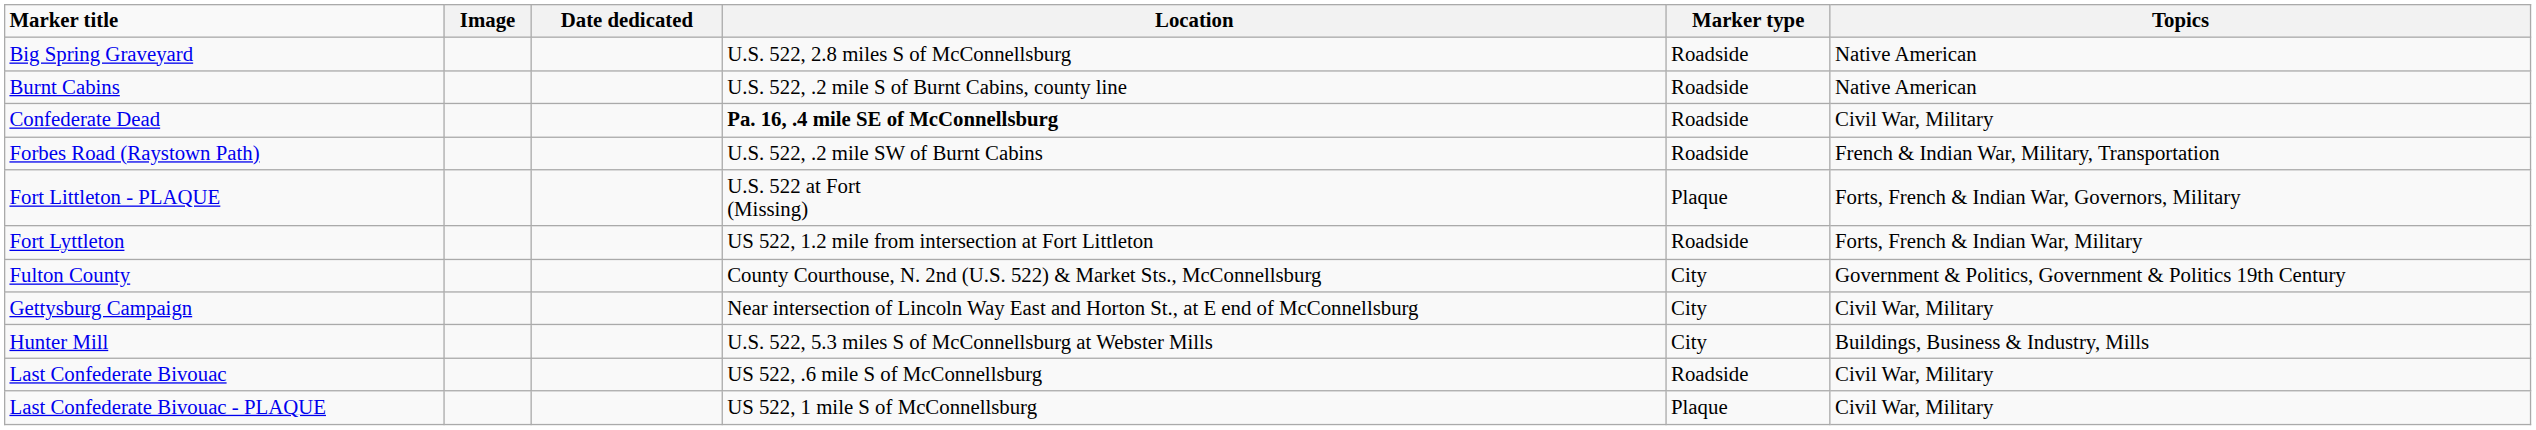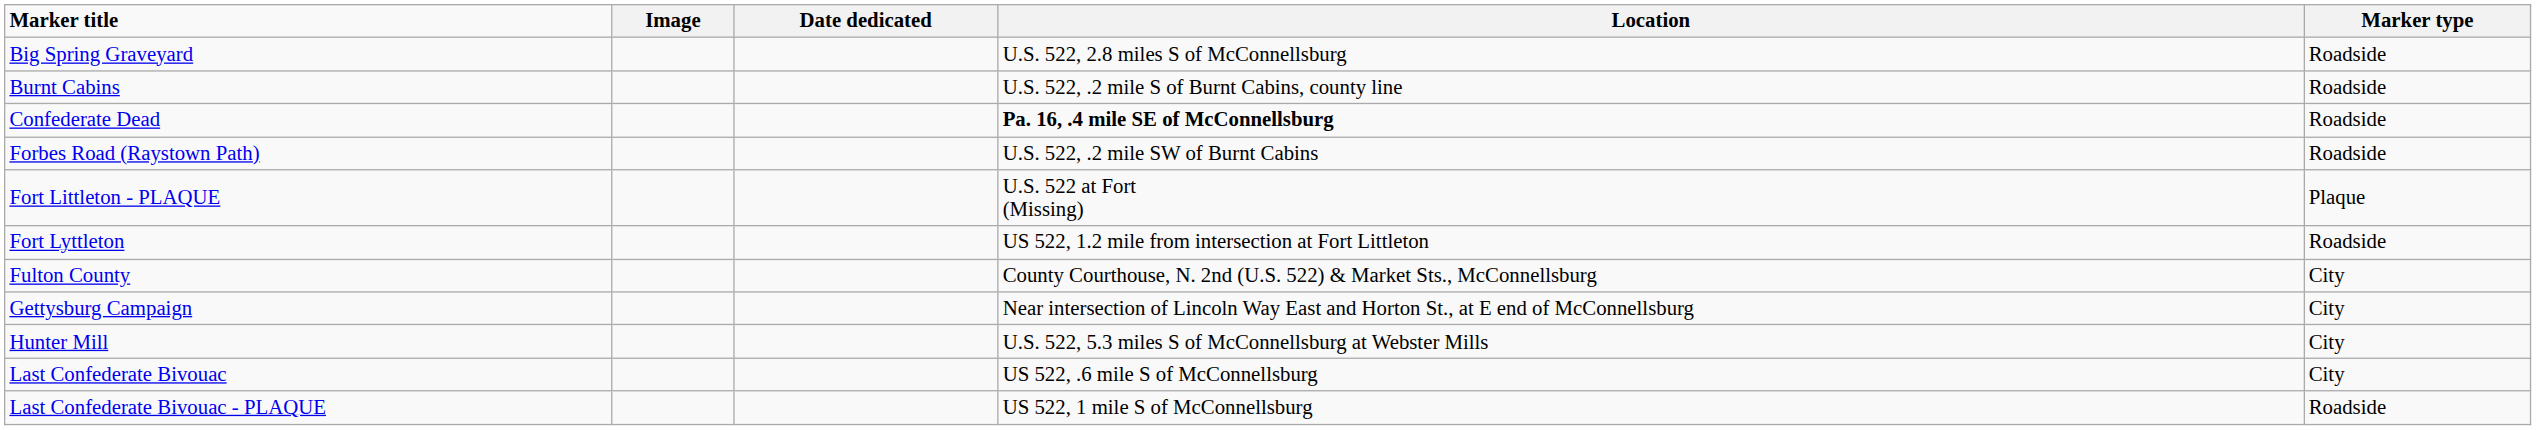- column: (2181, 20)
(1710, 374) Roadside -> (2327, 374) City
(1699, 407) Plaque -> (2347, 407) Roadside
